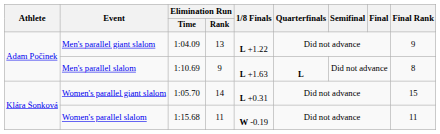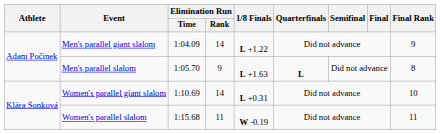(220, 44) 13 -> (220, 44) 14
(187, 69) 1:10.69 -> (187, 69) 1:05.70
(187, 93) 1:05.70 -> (187, 93) 1:10.69
(413, 93) 15 -> (413, 93) 10
